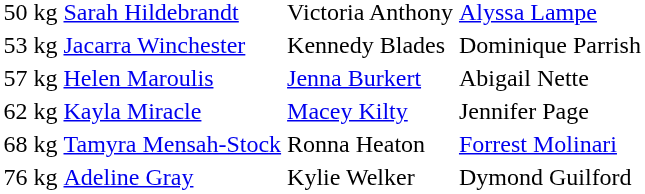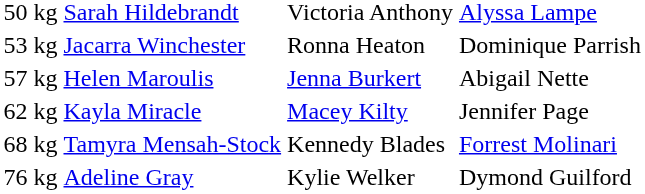(366, 44) Kennedy Blades -> (356, 44) Ronna Heaton
(356, 143) Ronna Heaton -> (366, 143) Kennedy Blades
